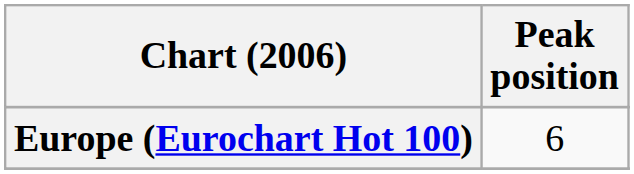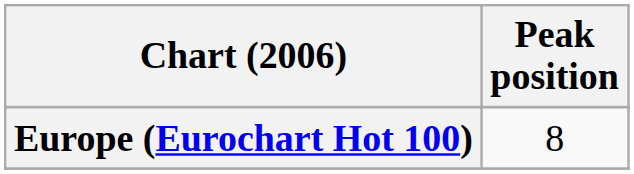(555, 137) 6 -> (555, 137) 8
